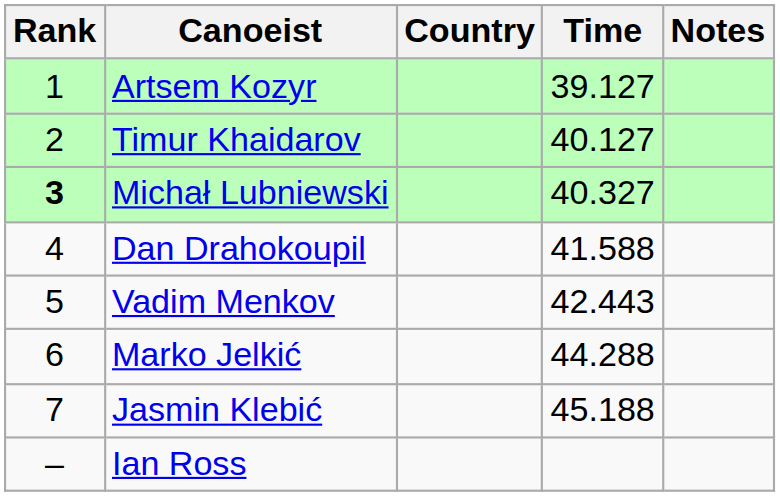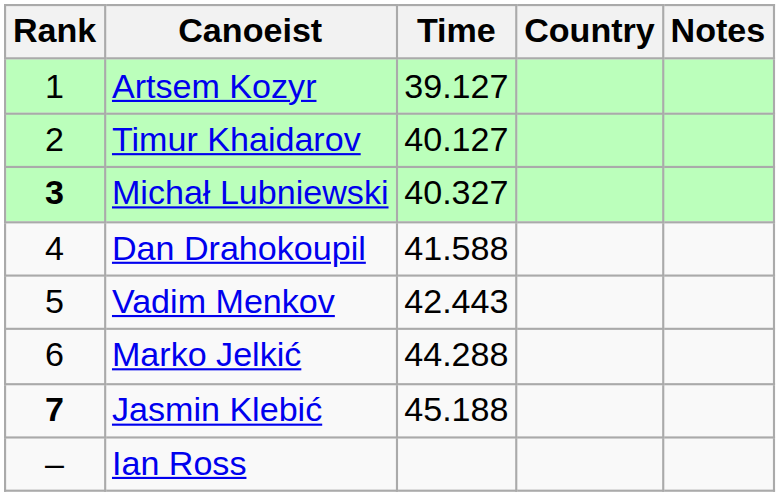columns swapped: (470, 31) <-> (603, 31)
(55, 409) normal -> (55, 409) bold
